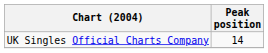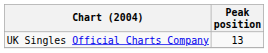(237, 40) 14 -> (237, 40) 13
